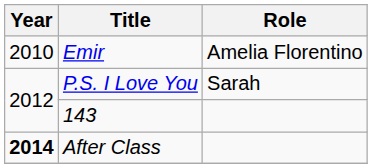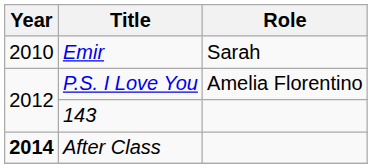(285, 52) Amelia Florentino -> (234, 52) Sarah
(234, 83) Sarah -> (285, 83) Amelia Florentino
